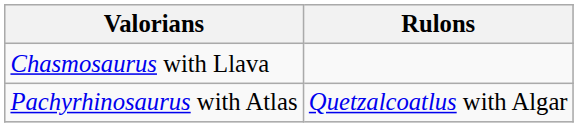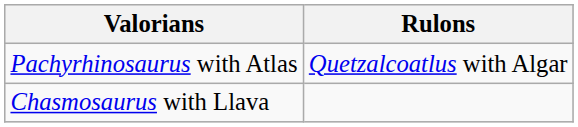rows swapped: (154, 102) <-> (140, 63)
